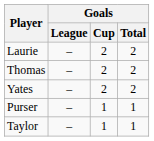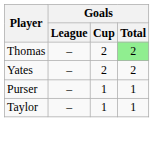- row: (23, 51)
(133, 70) no background -> (133, 51) lightgreen background
